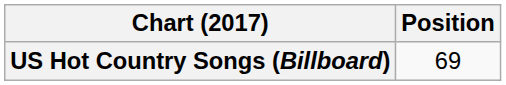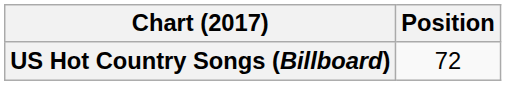(448, 60) 69 -> (448, 60) 72
